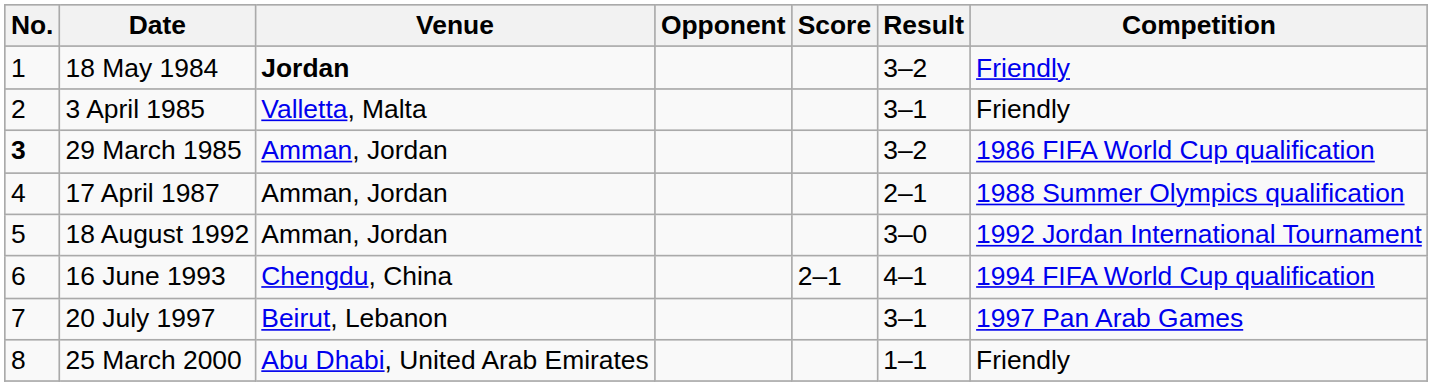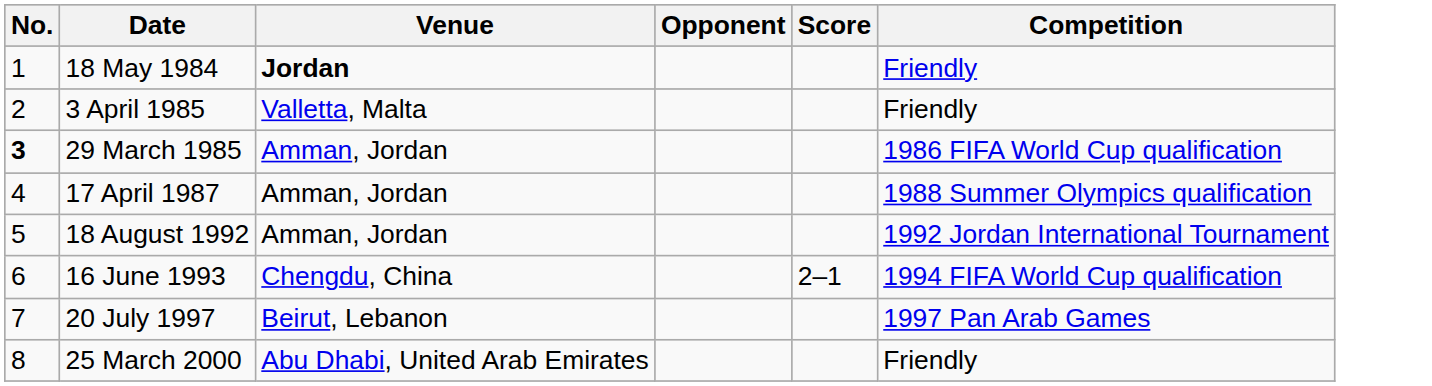- column: (924, 25)
